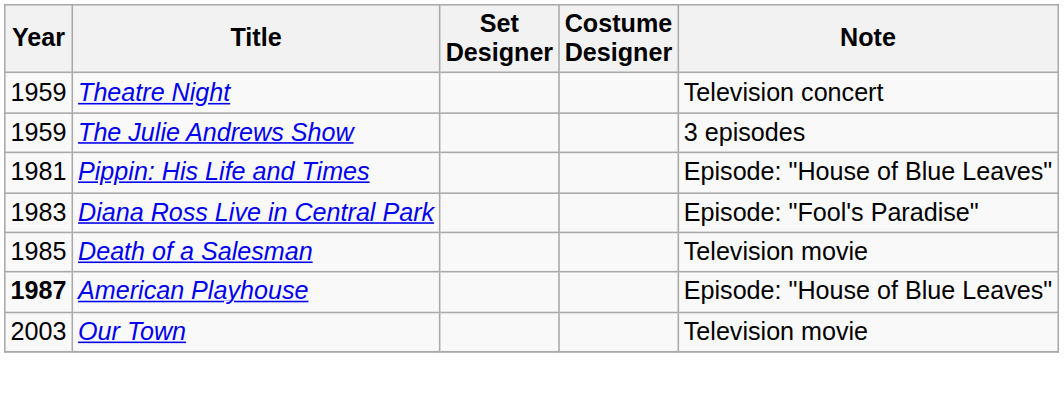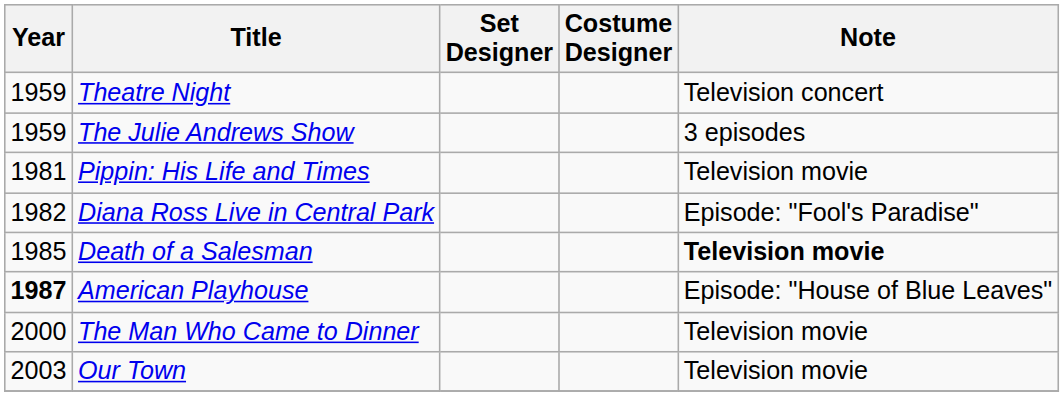(868, 172) Episode: "House of Blue Leaves" -> (776, 172) Television movie
(39, 212) 1983 -> (39, 212) 1982
(776, 251) normal -> (784, 251) bold
+ row: (248, 331)
